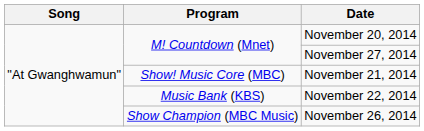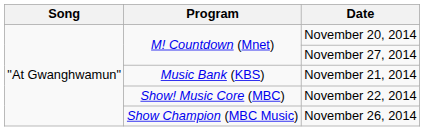(213, 75) Show! Music Core (MBC) -> (213, 75) Music Bank (KBS)
(213, 95) Music Bank (KBS) -> (213, 95) Show! Music Core (MBC)
